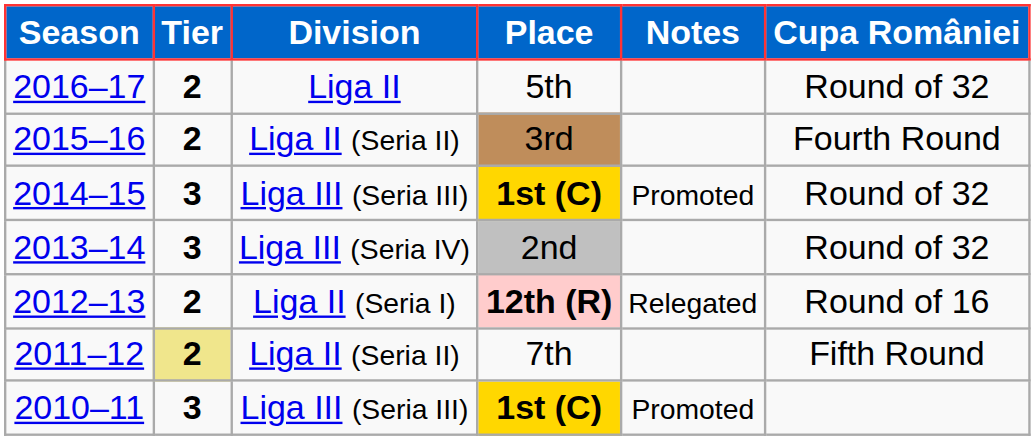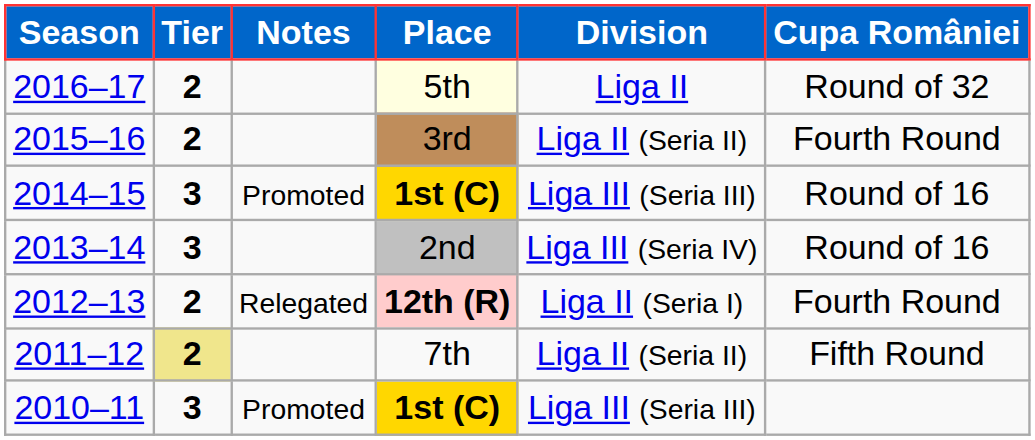columns swapped: (354, 32) <-> (693, 32)
(549, 86) no background -> (447, 86) lightyellow background
(897, 193) Round of 32 -> (897, 193) Round of 16
(897, 247) Round of 32 -> (897, 247) Round of 16
(897, 301) Round of 16 -> (897, 301) Fourth Round
